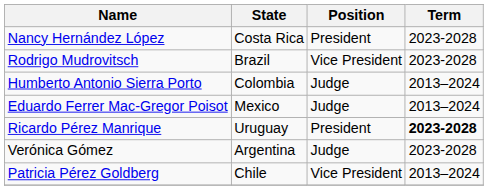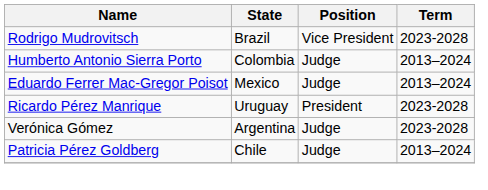- row: (86, 38)
(443, 128) bold -> (434, 106) normal
(356, 173) Vice President -> (321, 151) Judge
